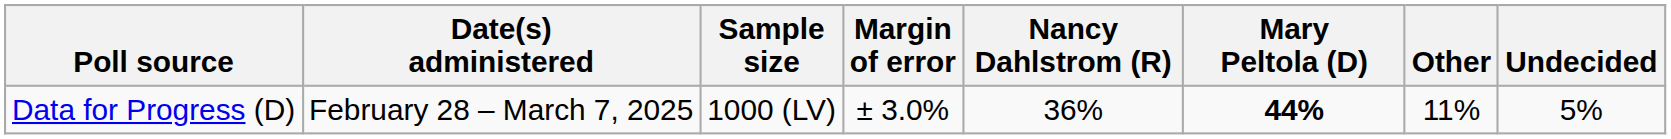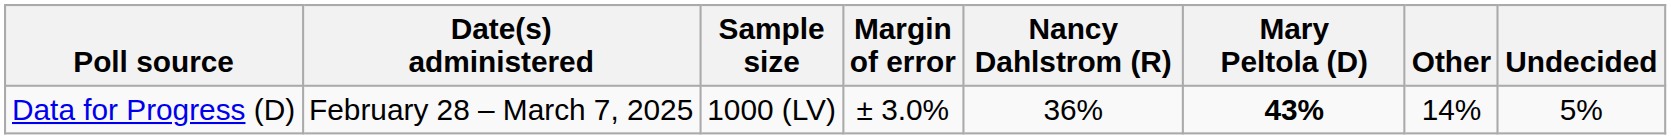(1294, 109) 44% -> (1294, 109) 43%
(1451, 109) 11% -> (1451, 109) 14%
